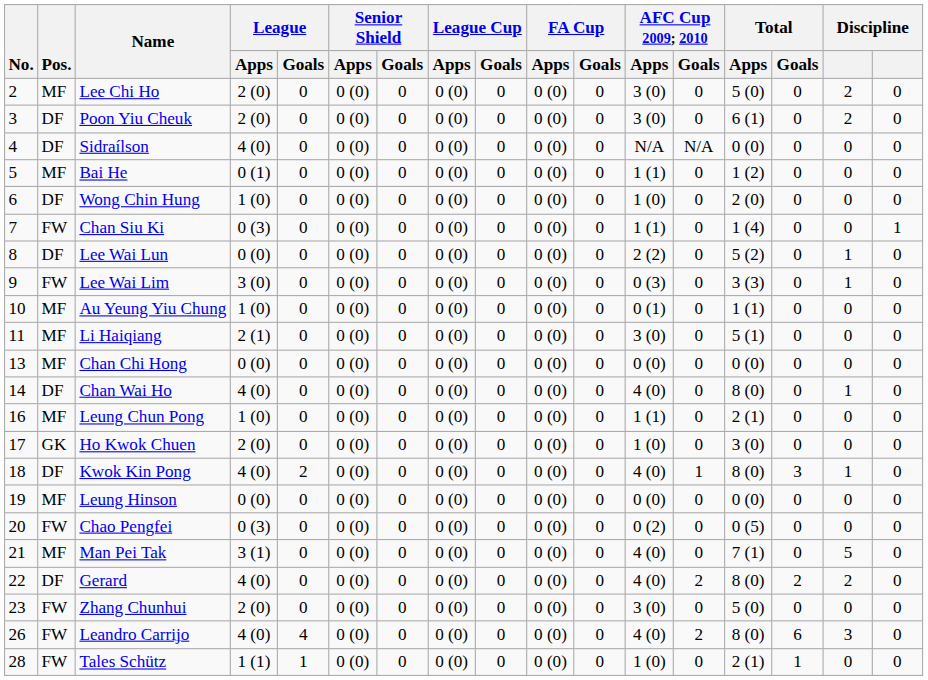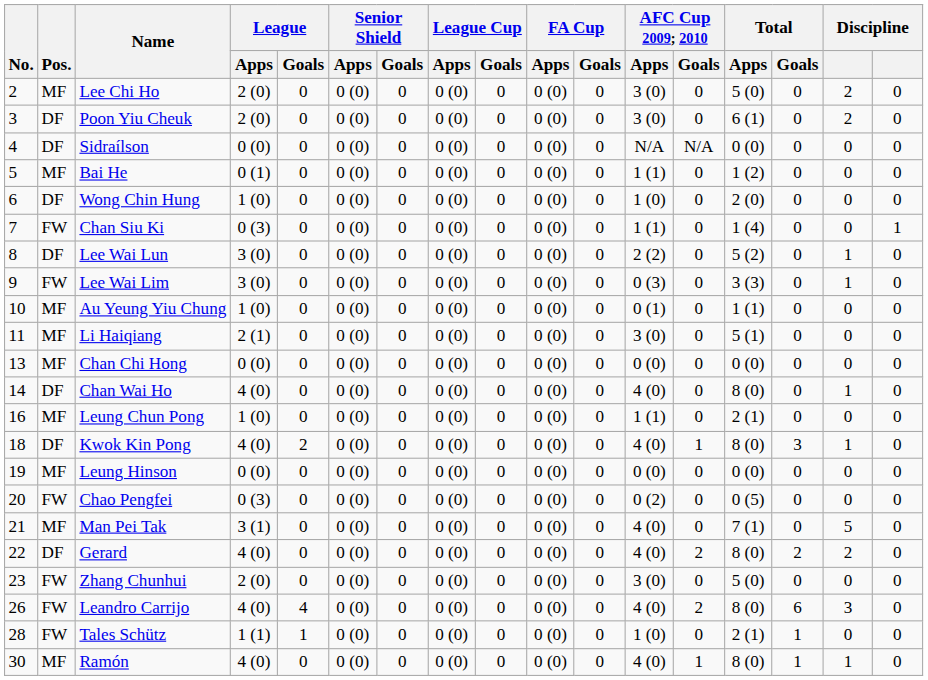(254, 145) 4 (0) -> (254, 145) 0 (0)
(254, 254) 0 (0) -> (254, 254) 3 (0)
- row: (137, 444)
+ row: (104, 661)
